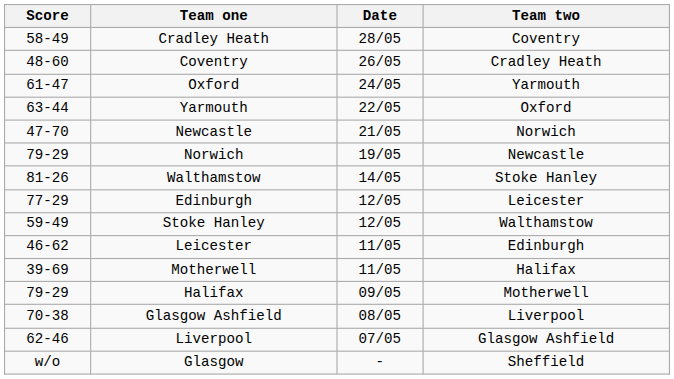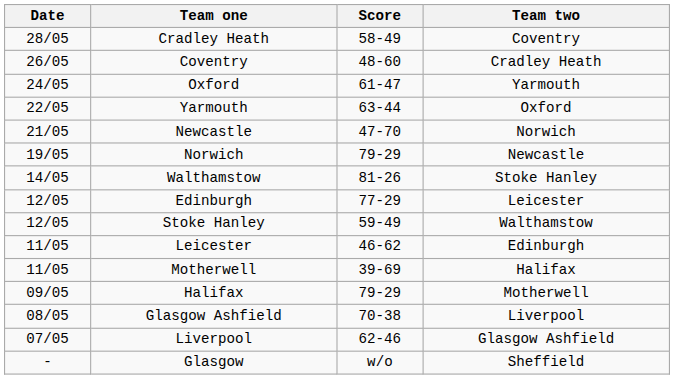columns swapped: (380, 16) <-> (47, 16)
